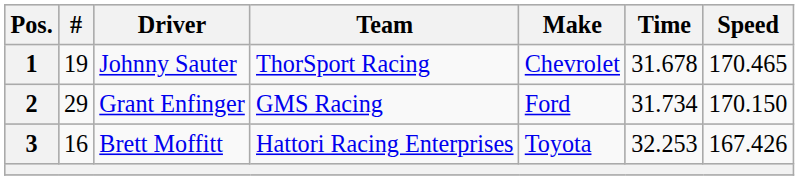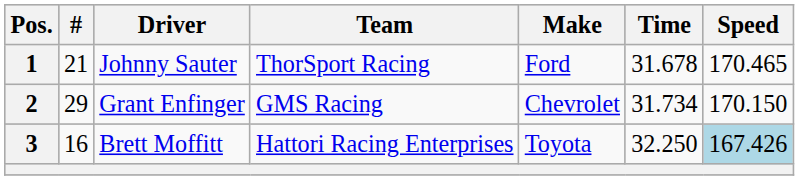(76, 64) 19 -> (76, 64) 21
(572, 64) Chevrolet -> (548, 64) Ford
(548, 104) Ford -> (572, 104) Chevrolet
(664, 144) 32.253 -> (664, 144) 32.250
(748, 144) no background -> (748, 144) lightblue background
